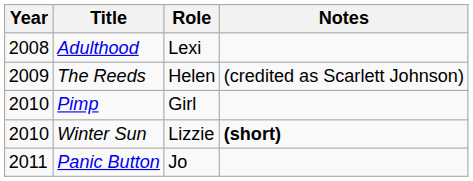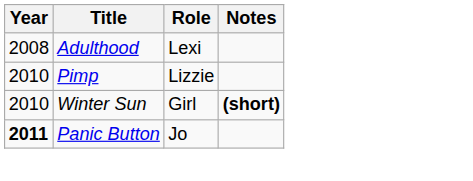- row: (102, 76)
(182, 104) Girl -> (191, 76) Lizzie
(191, 133) Lizzie -> (182, 104) Girl
(28, 162) normal -> (28, 133) bold
